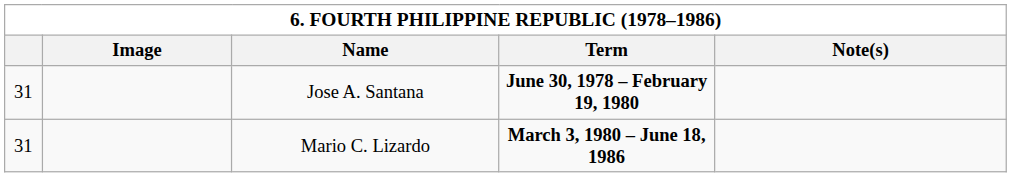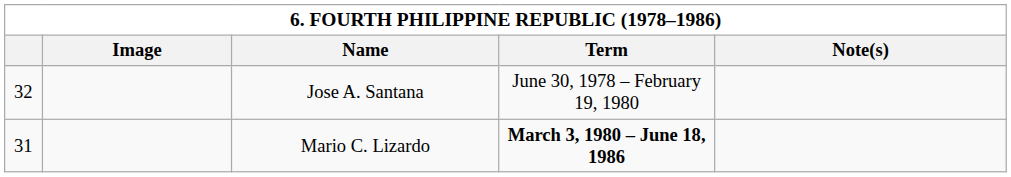(23, 92) 31 -> (23, 92) 32
(607, 92) bold -> (607, 92) normal
